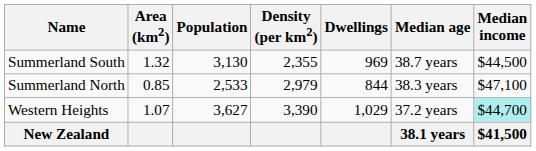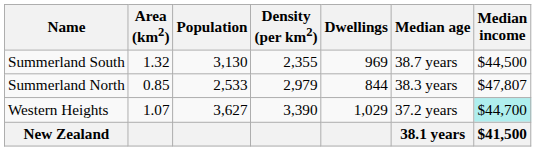(502, 85) $47,100 -> (502, 85) $47,807
